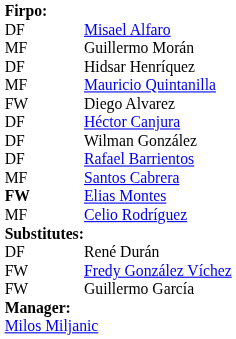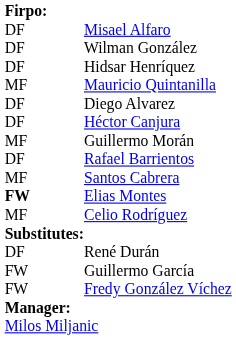rows swapped: (140, 140) <-> (139, 48)
(16, 103) FW -> (15, 103) DF
rows swapped: (158, 270) <-> (139, 289)
